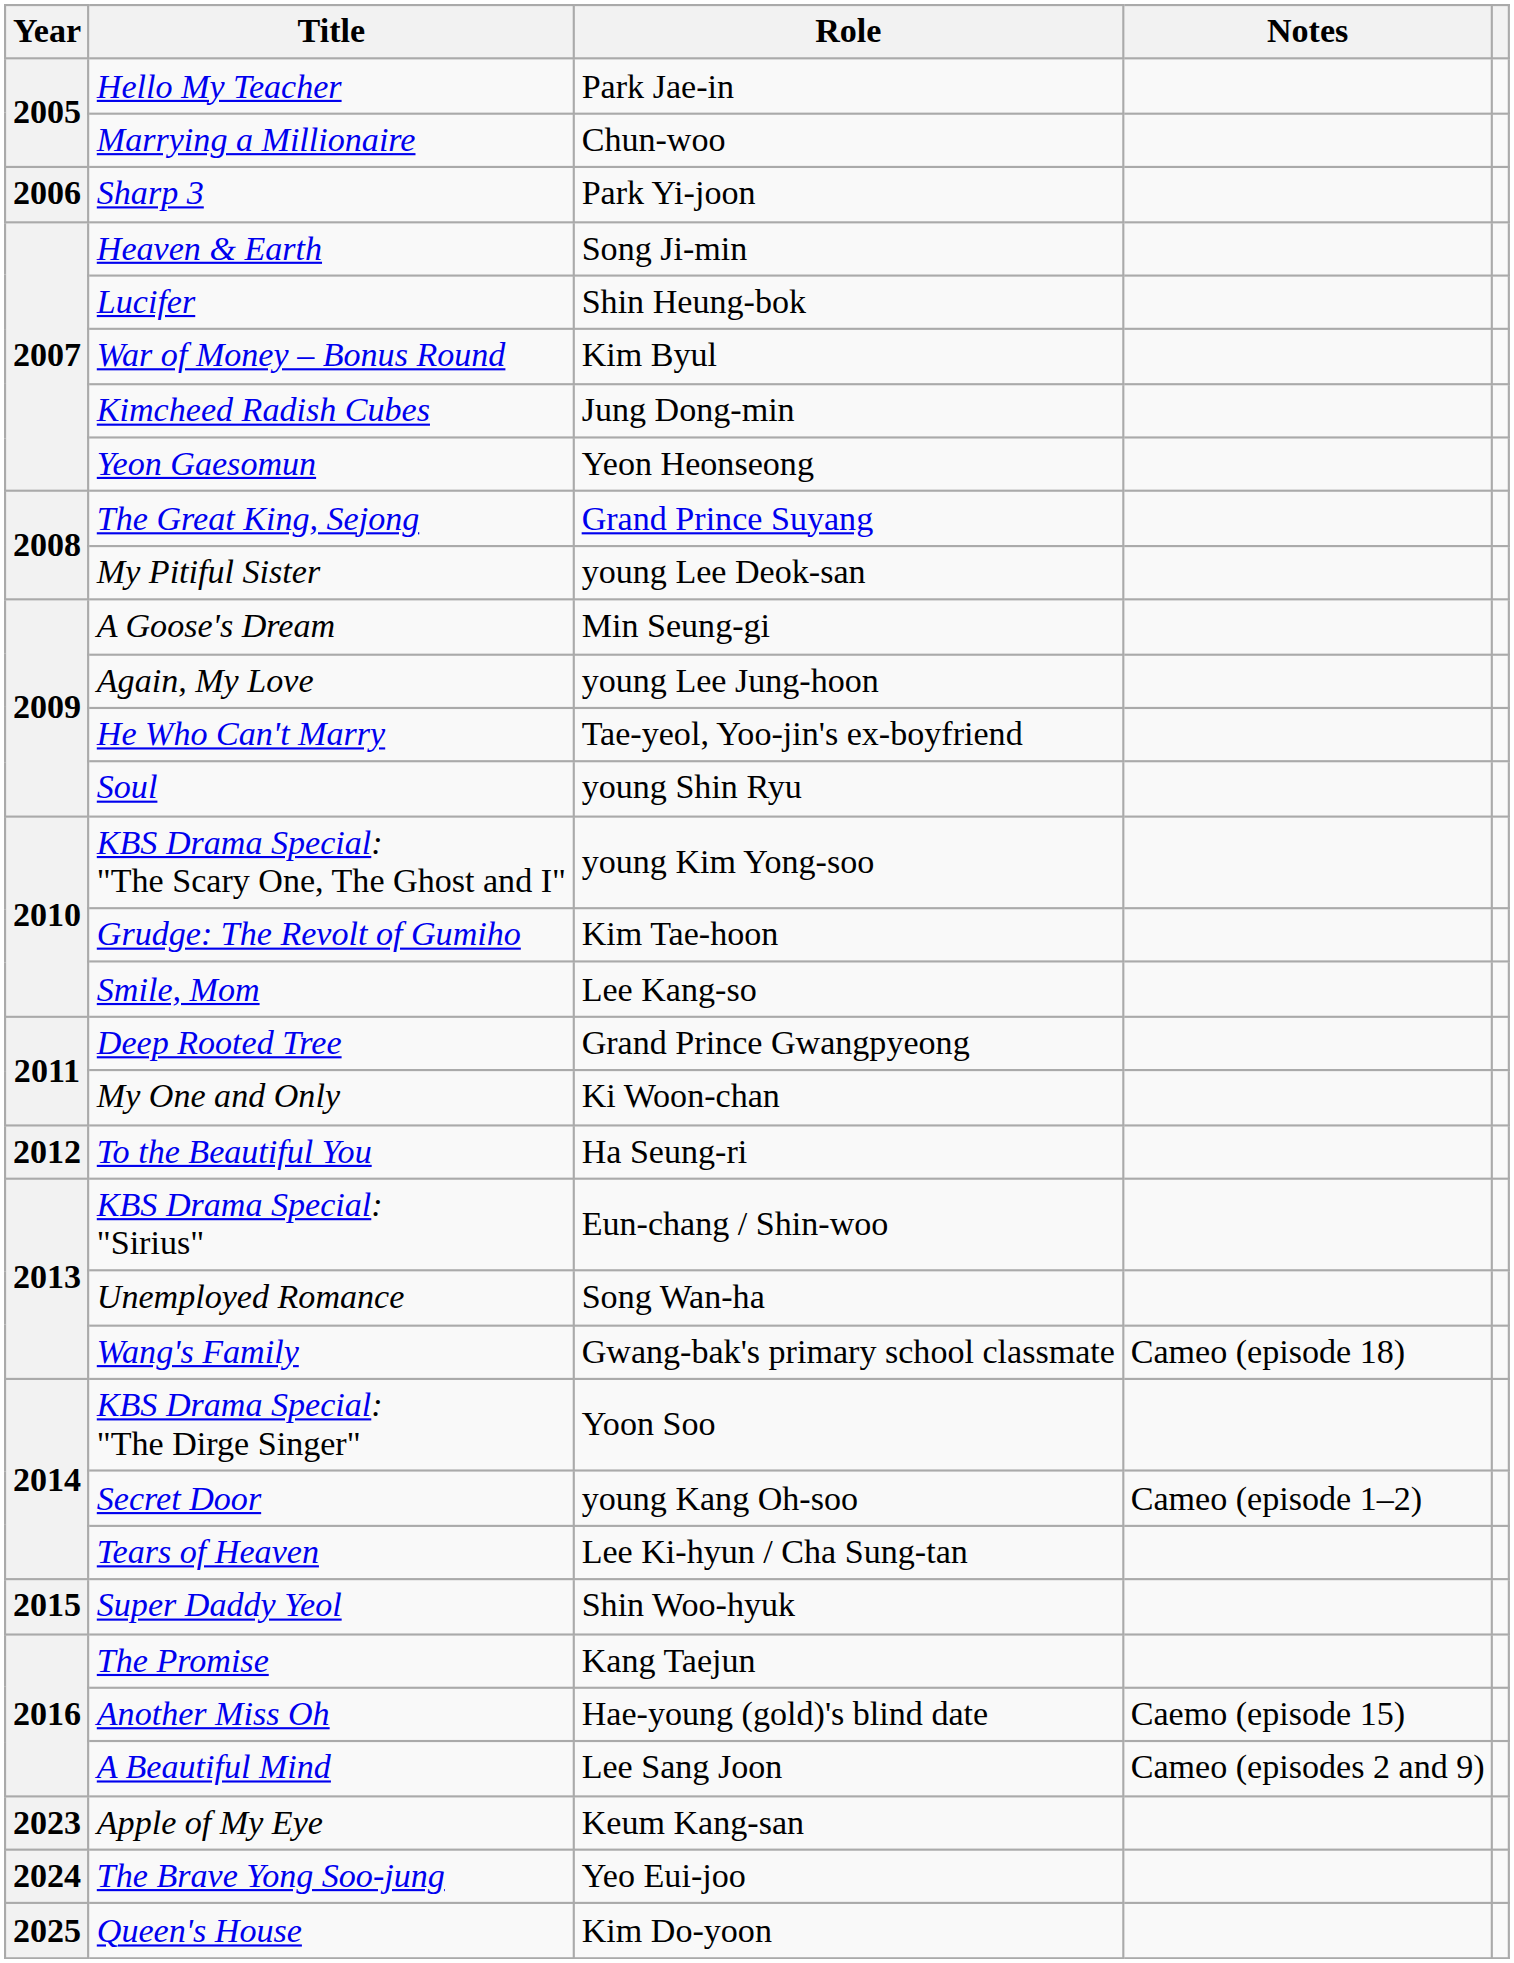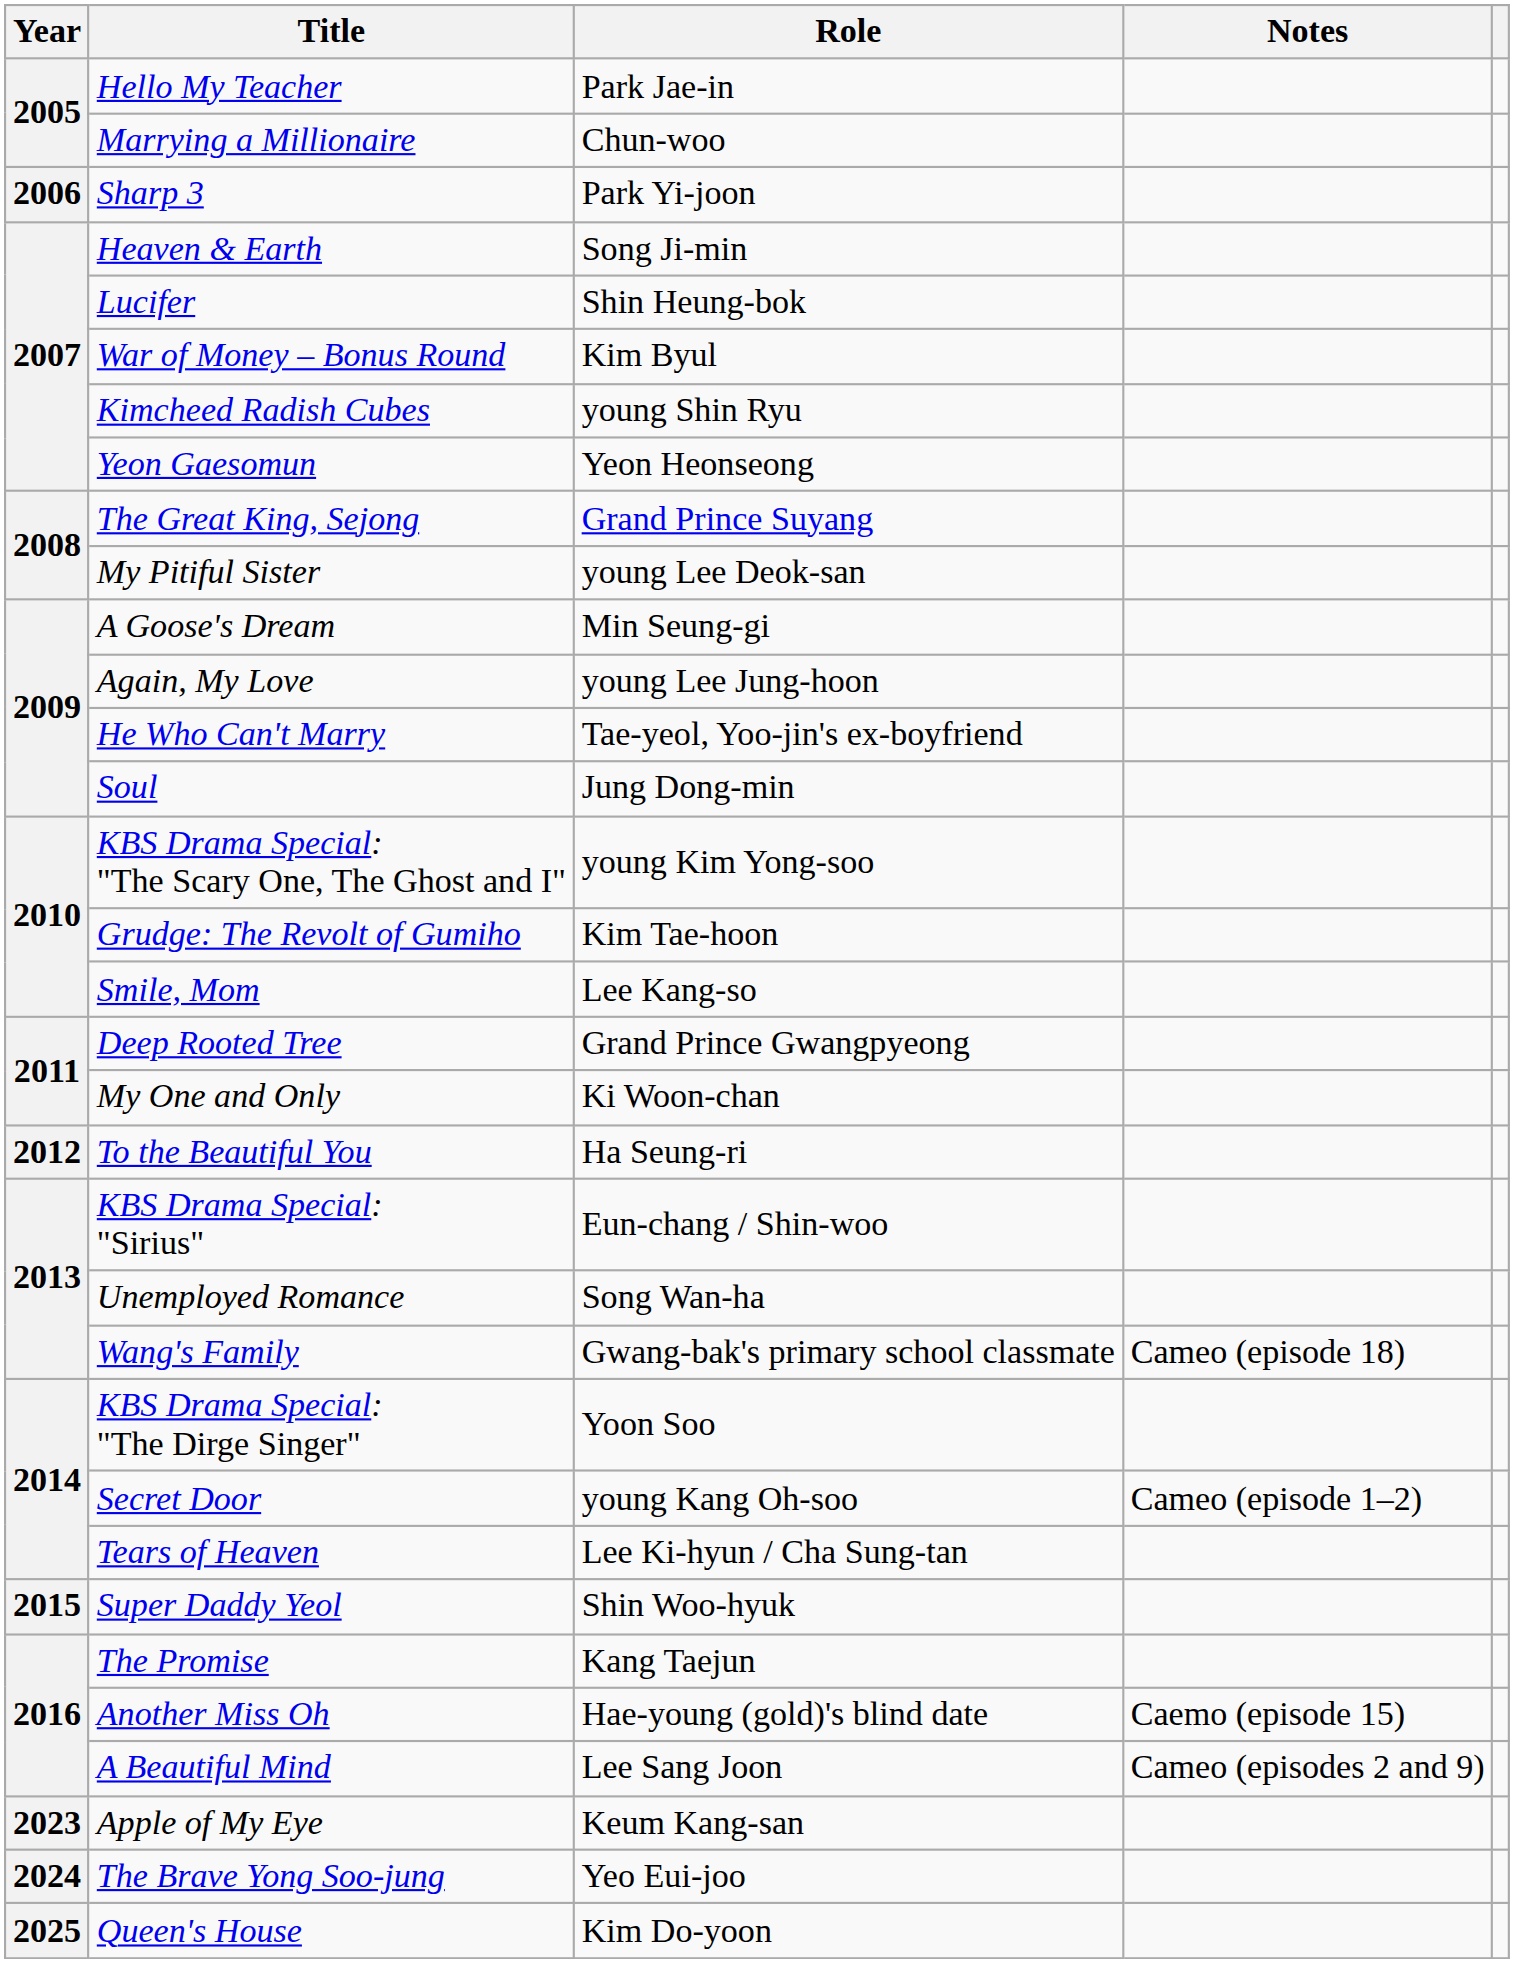(688, 409) Jung Dong-min -> (692, 409) young Shin Ryu
(692, 788) young Shin Ryu -> (688, 788) Jung Dong-min
